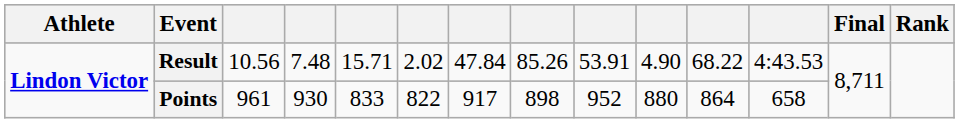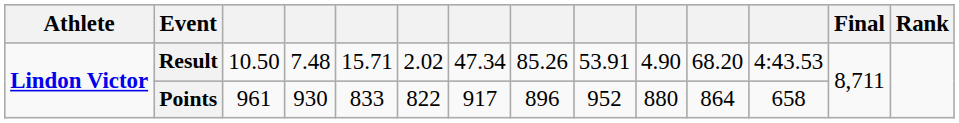(254, 61) 10.56 -> (254, 61) 10.50
(480, 61) 47.84 -> (480, 61) 47.34
(718, 61) 68.22 -> (718, 61) 68.20
(542, 99) 898 -> (542, 99) 896
